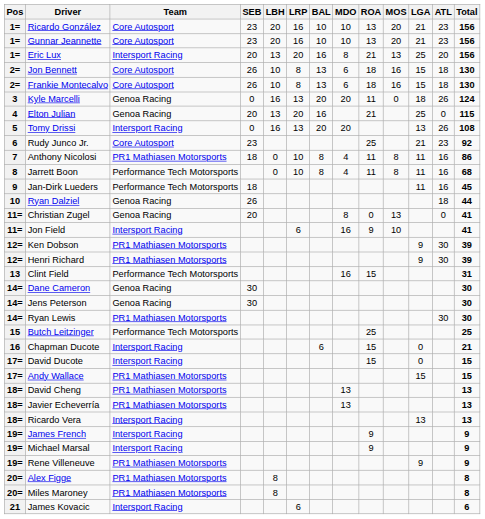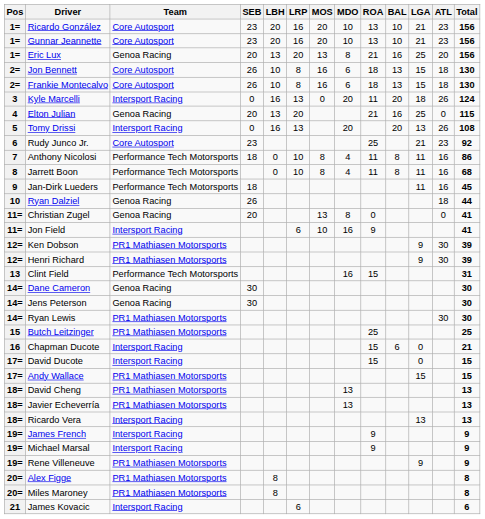columns swapped: (396, 12) <-> (321, 12)
(147, 56) Intersport Racing -> (142, 56) Genoa Racing
(142, 99) Genoa Racing -> (147, 99) Intersport Racing
(169, 158) PR1 Mathiasen Motorsports -> (175, 158) Performance Tech Motorsports
(175, 332) Performance Tech Motorsports -> (169, 332) PR1 Mathiasen Motorsports
